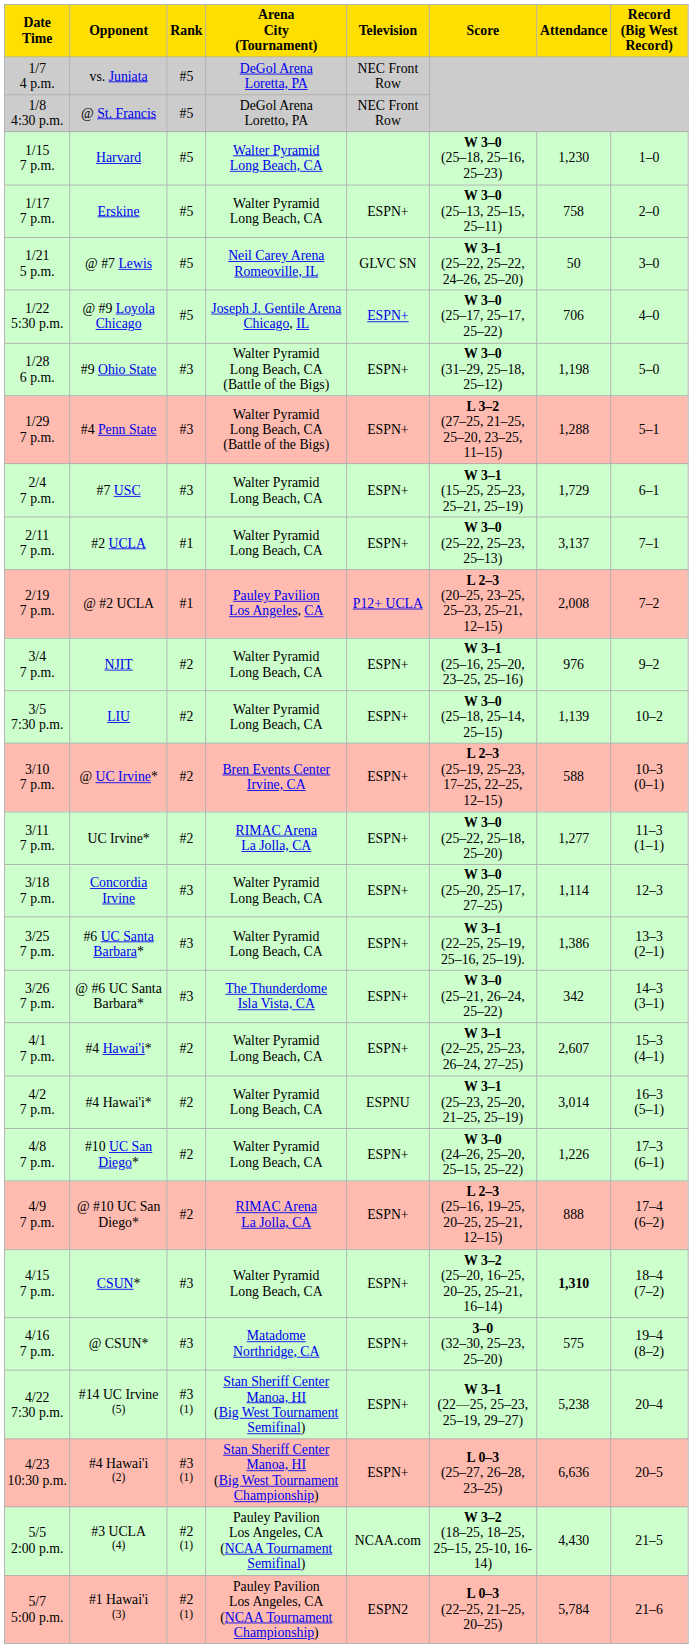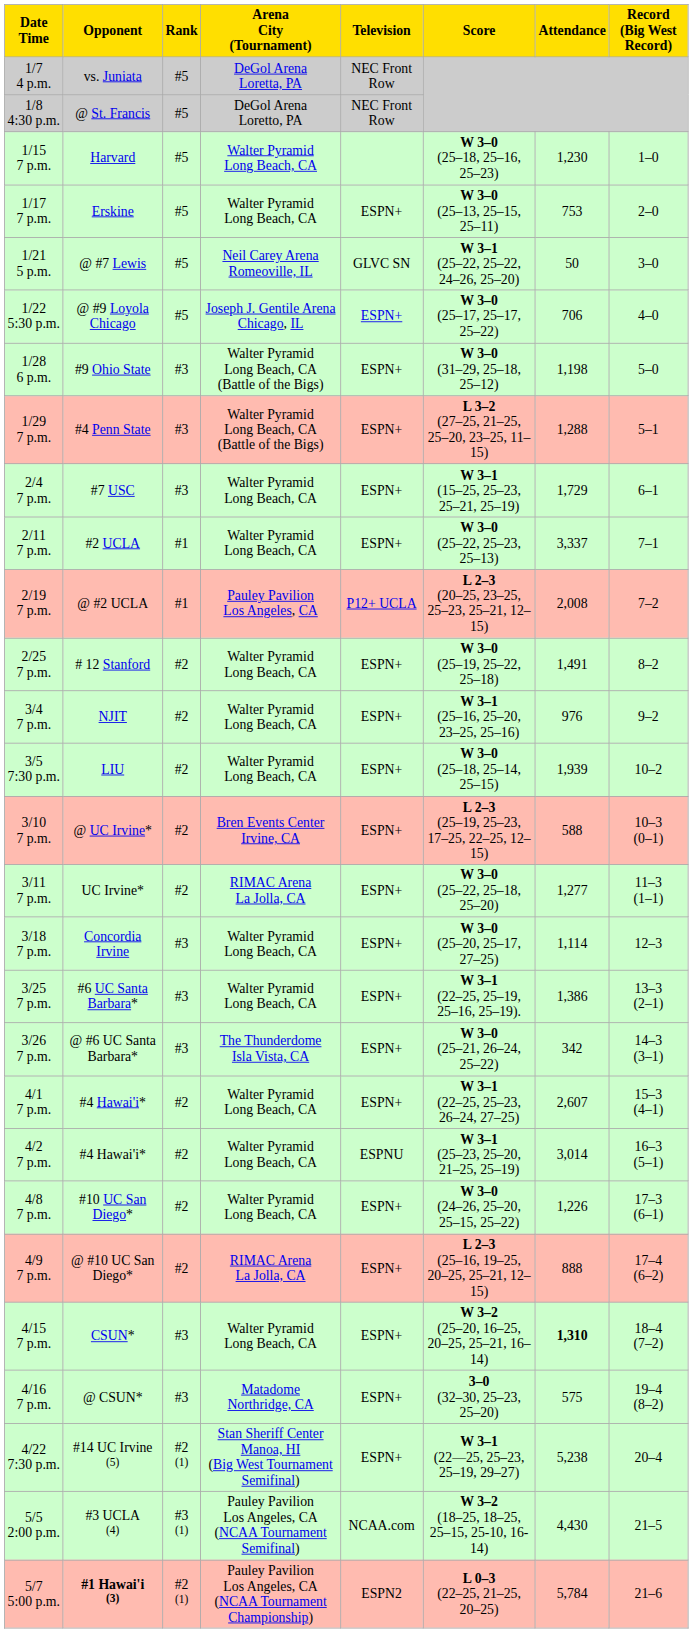(574, 211) 758 -> (572, 211) 753
(574, 543) 3,137 -> (572, 543) 3,337
+ row: (34, 664)
(574, 717) 1,139 -> (572, 769) 1,939
(186, 1401) #3 (1) -> (182, 1454) #2 (1)
- row: (37, 1472)
(186, 1538) #2 (1) -> (182, 1522) #3 (1)
(119, 1606) normal -> (113, 1593) bold
